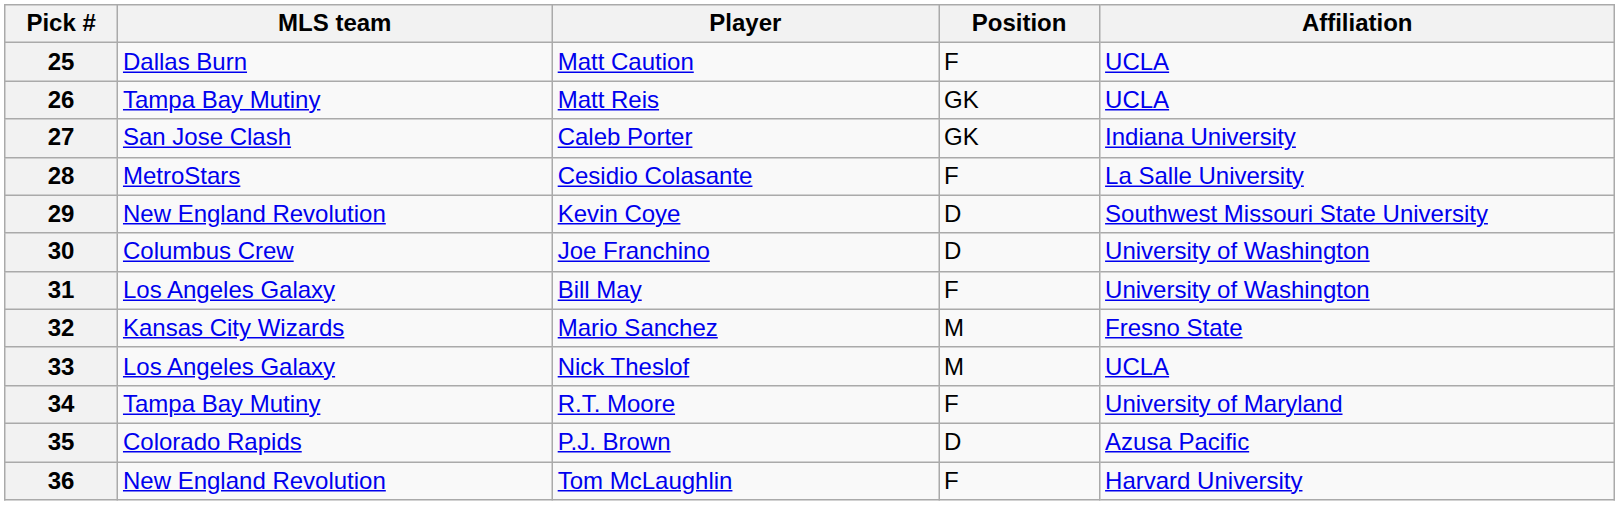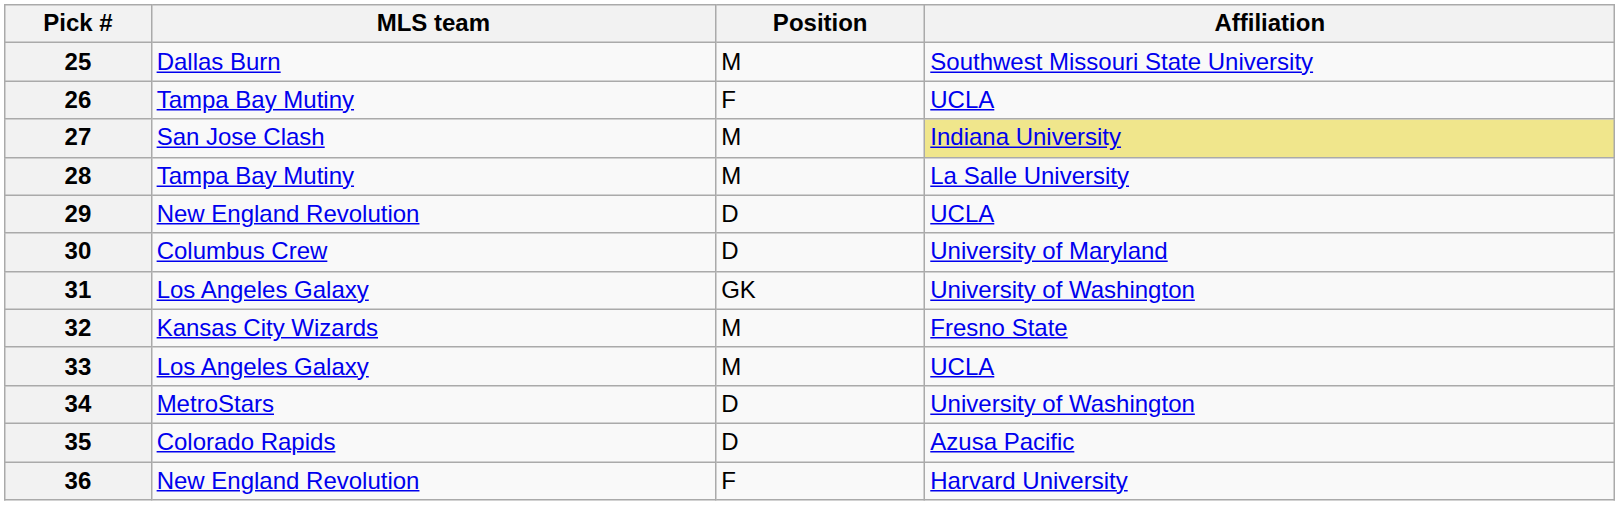- column: (745, 23)
(951, 61) F -> (731, 61) M
(1137, 61) UCLA -> (1122, 61) Southwest Missouri State University
(961, 99) GK -> (729, 99) F
(961, 137) GK -> (731, 137) M
(1200, 137) no background -> (1026, 137) khaki background
(182, 175) MetroStars -> (255, 175) Tampa Bay Mutiny
(951, 175) F -> (731, 175) M
(1296, 213) Southwest Missouri State University -> (962, 213) UCLA
(1237, 251) University of Washington -> (1049, 251) University of Maryland
(951, 289) F -> (739, 289) GK
(222, 404) Tampa Bay Mutiny -> (215, 404) MetroStars
(951, 404) F -> (730, 404) D
(1224, 404) University of Maryland -> (1063, 404) University of Washington
